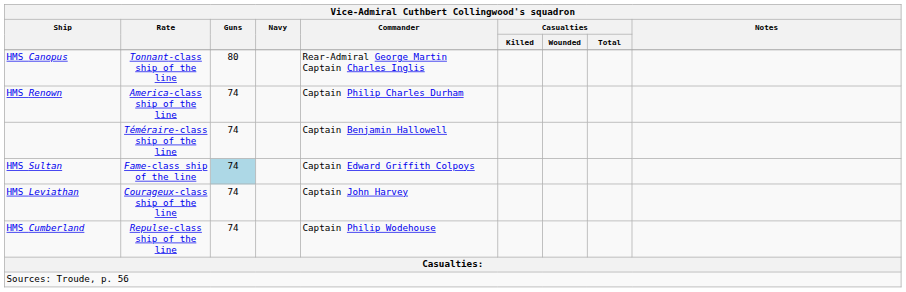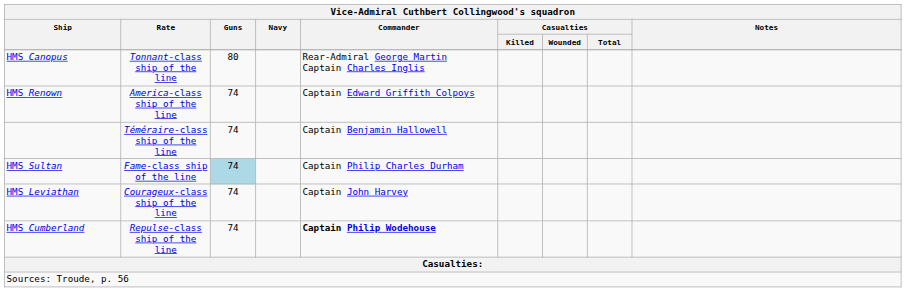(383, 93) Captain Philip Charles Durham -> (389, 93) Captain Edward Griffith Colpoys
(389, 166) Captain Edward Griffith Colpoys -> (383, 166) Captain Philip Charles Durham
(369, 228) normal -> (369, 228) bold
